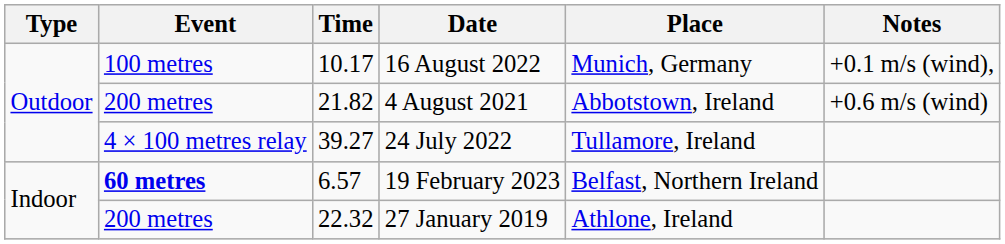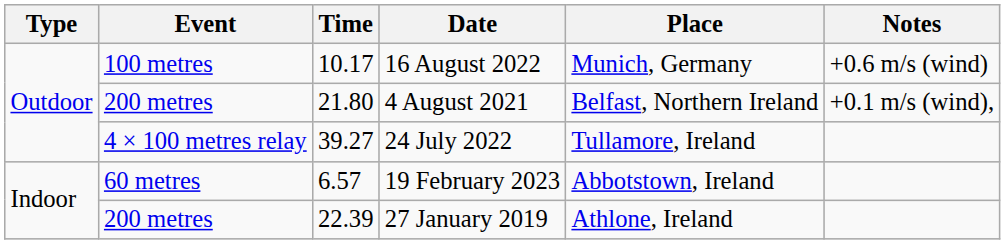(912, 63) +0.1 m/s (wind), -> (909, 63) +0.6 m/s (wind)
(346, 102) 21.82 -> (346, 102) 21.80
(673, 102) Abbotstown, Ireland -> (695, 102) Belfast, Northern Ireland
(909, 102) +0.6 m/s (wind) -> (912, 102) +0.1 m/s (wind),
(155, 180) bold -> (152, 180) normal
(695, 180) Belfast, Northern Ireland -> (673, 180) Abbotstown, Ireland
(346, 219) 22.32 -> (346, 219) 22.39
